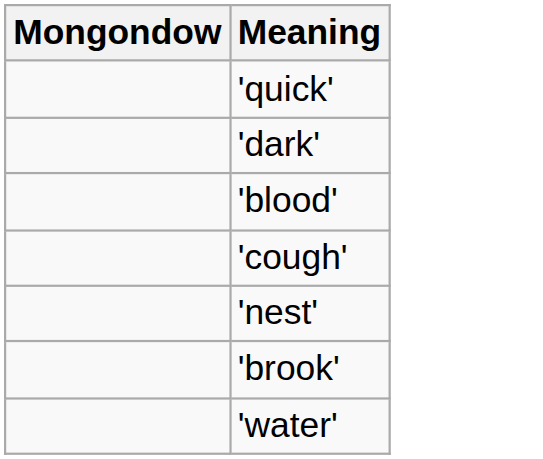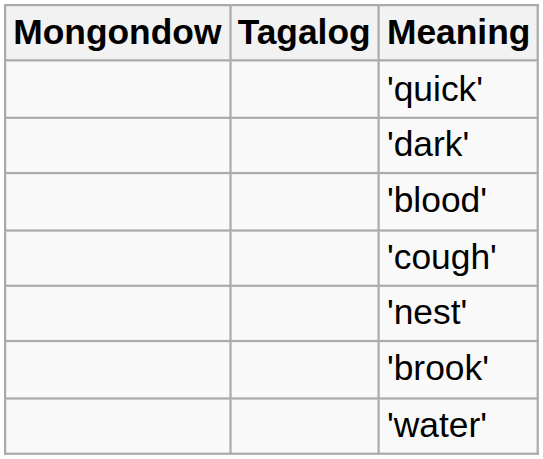+ column: (304, 32)
